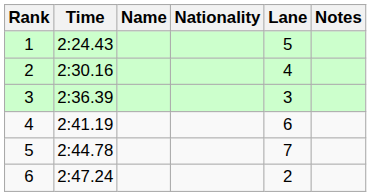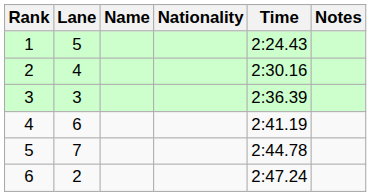columns swapped: (288, 17) <-> (85, 17)
